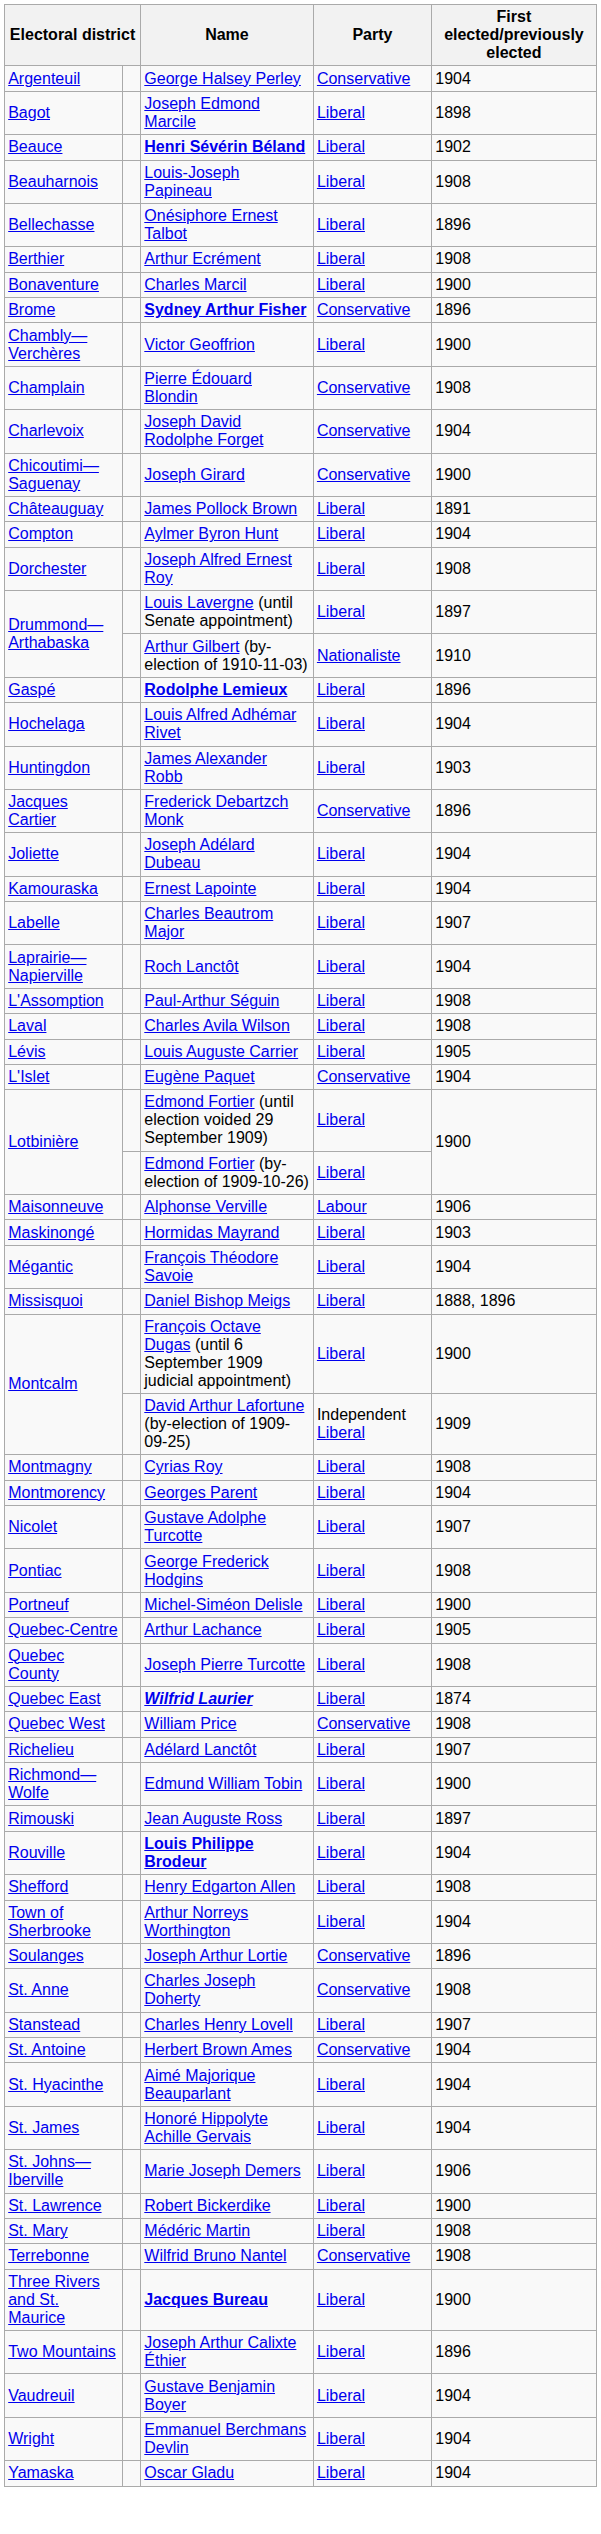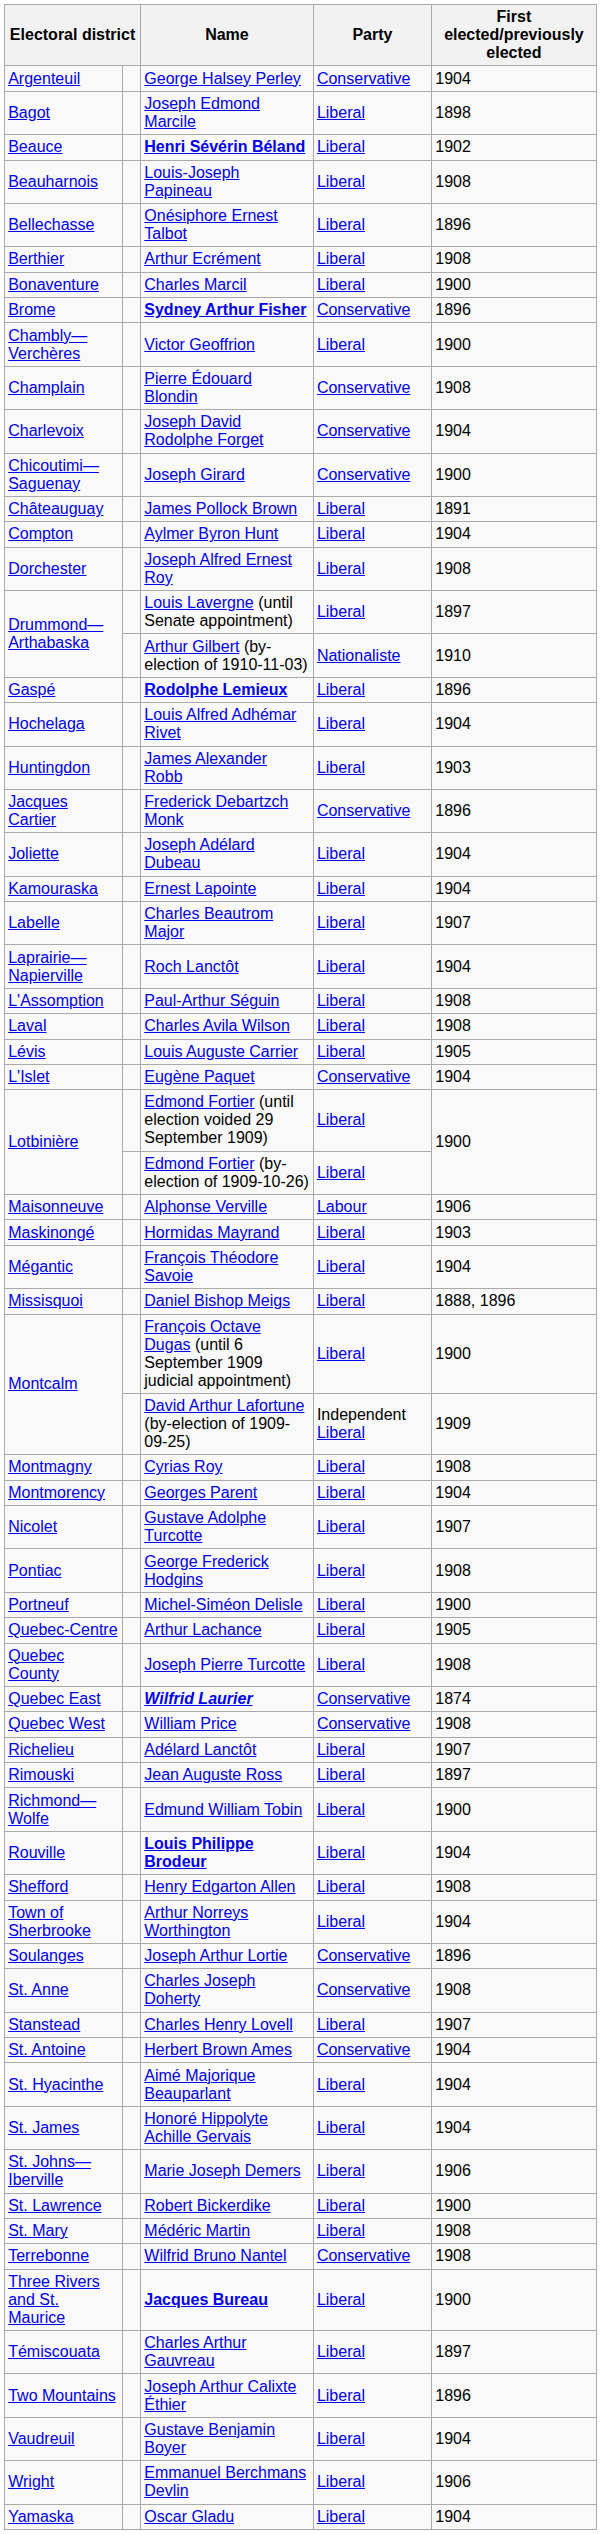(341, 1699) Liberal -> (364, 1699) Conservative
rows swapped: (223, 1784) <-> (213, 1818)
+ row: (195, 2352)
(453, 2438) 1904 -> (453, 2482) 1906
